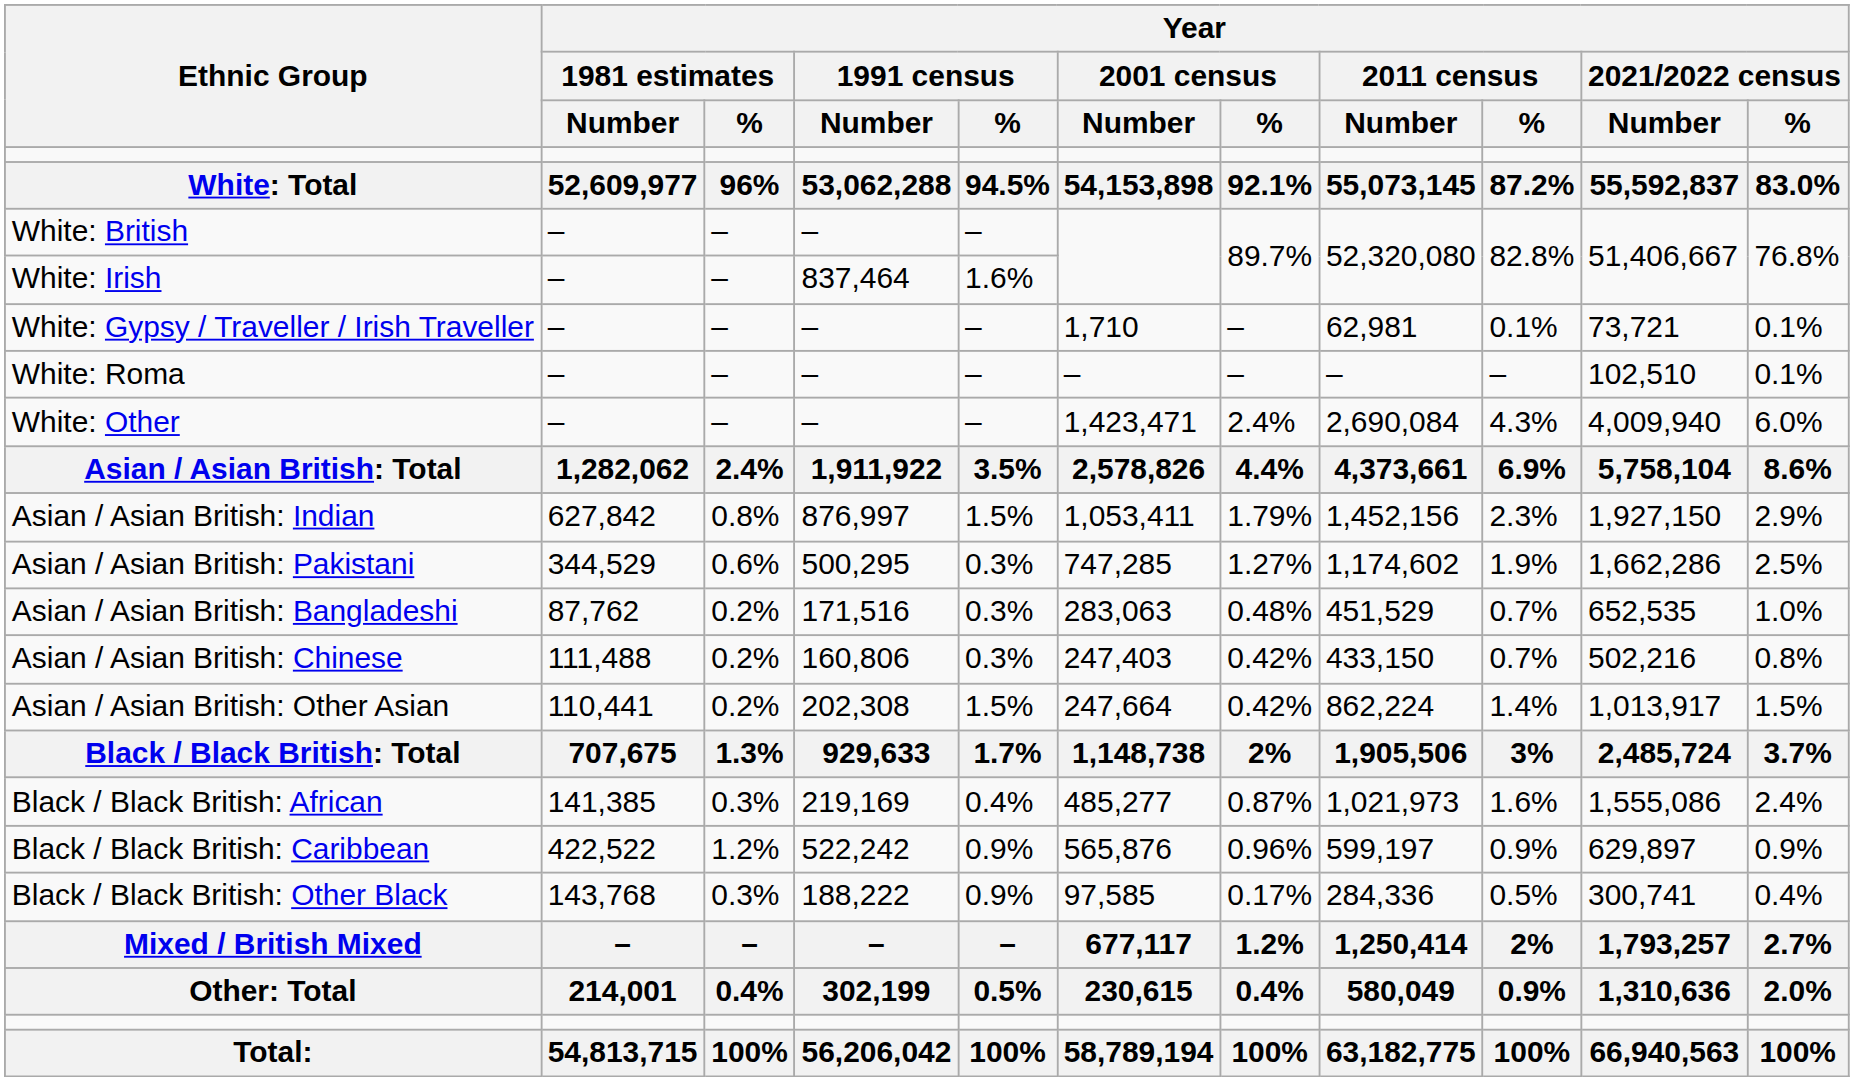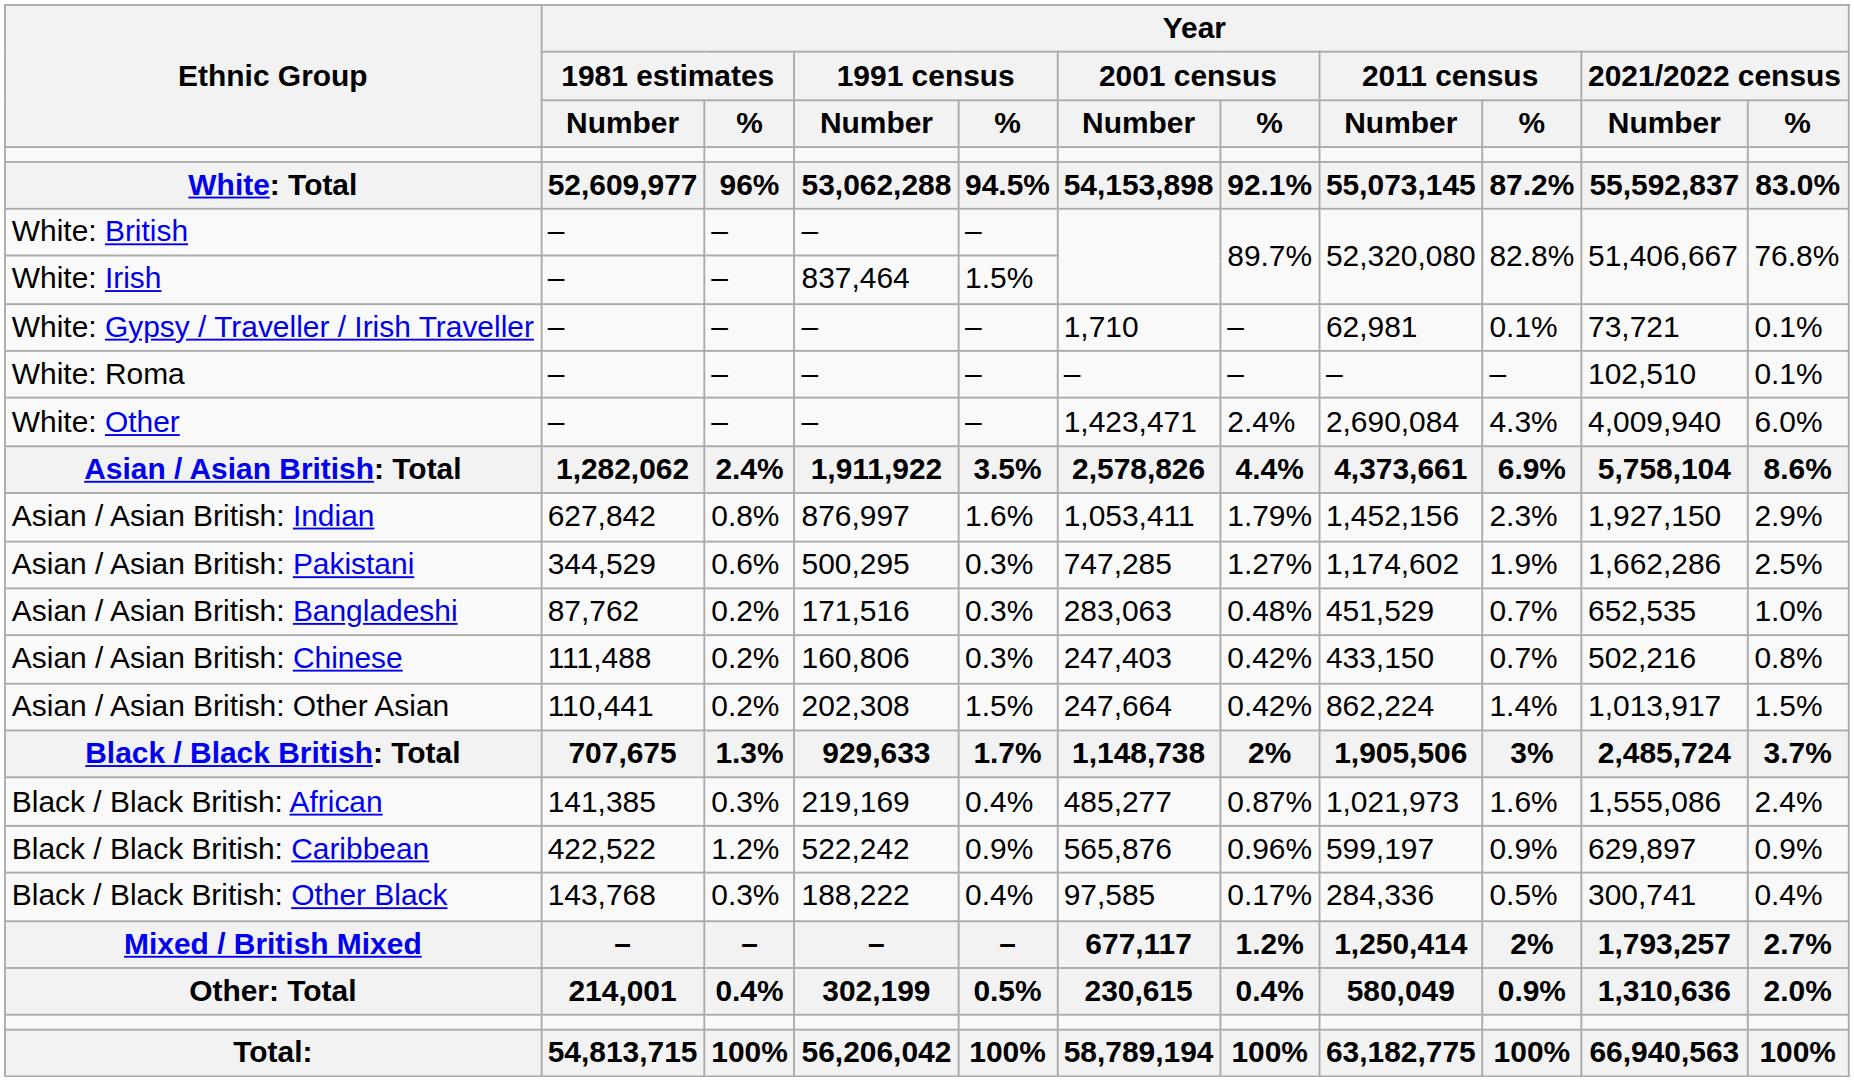(999, 279) 1.6% -> (999, 279) 1.5%
(999, 516) 1.5% -> (999, 516) 1.6%
(999, 896) 0.9% -> (999, 896) 0.4%
